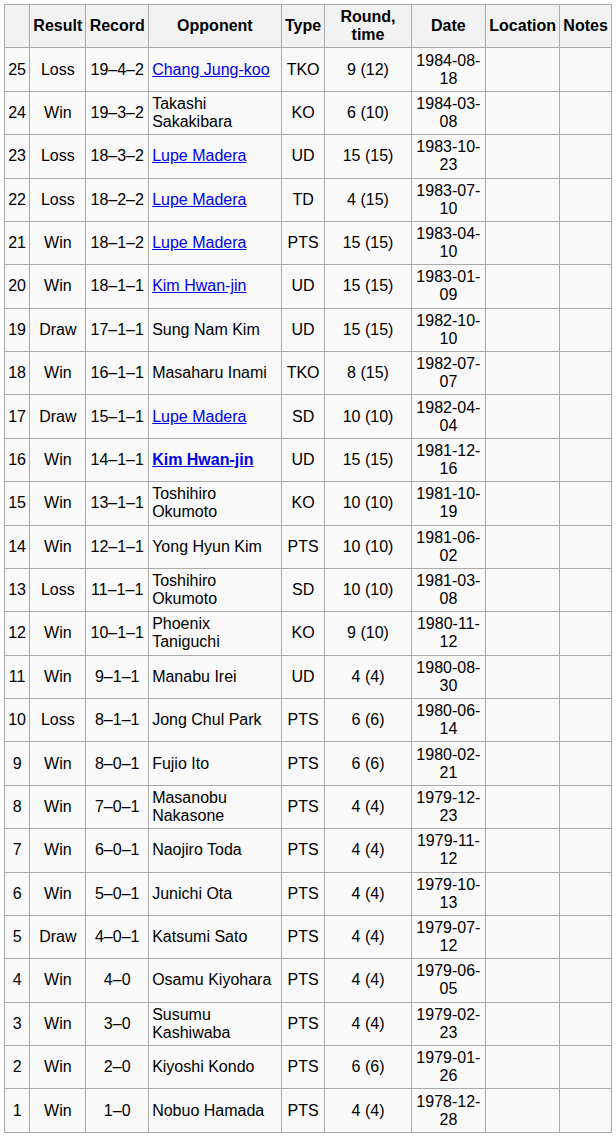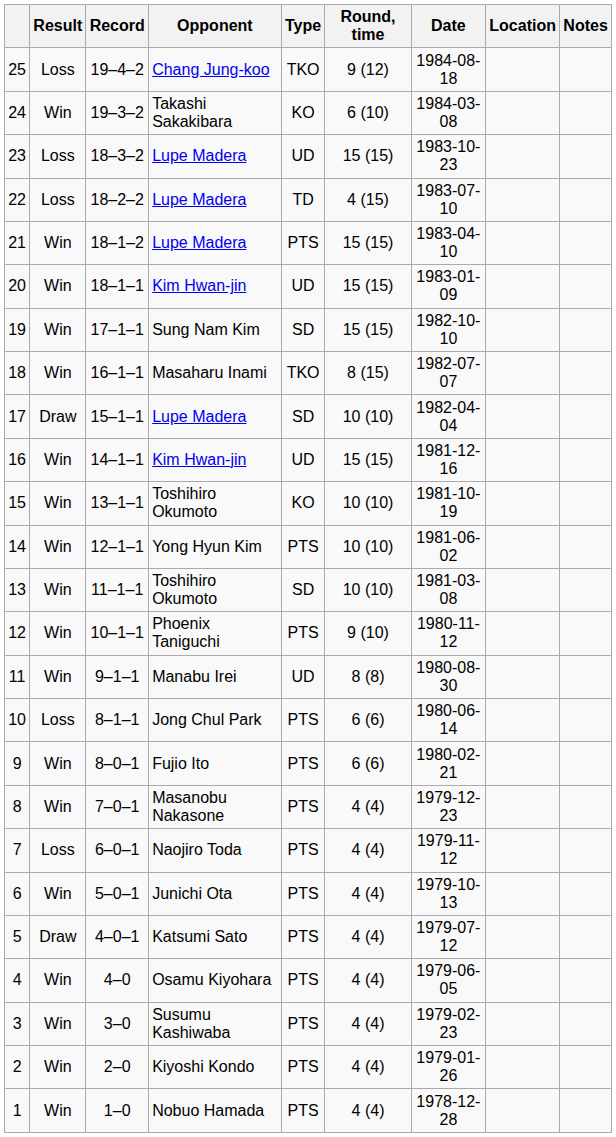(58, 329) Draw -> (58, 329) Win
(303, 329) UD -> (303, 329) SD
(203, 459) bold -> (199, 459) normal
(58, 590) Loss -> (58, 590) Win
(303, 633) KO -> (303, 633) PTS
(368, 676) 4 (4) -> (368, 676) 8 (8)
(58, 850) Win -> (58, 850) Loss
(368, 1067) 6 (6) -> (368, 1067) 4 (4)
